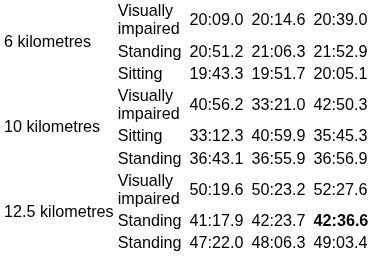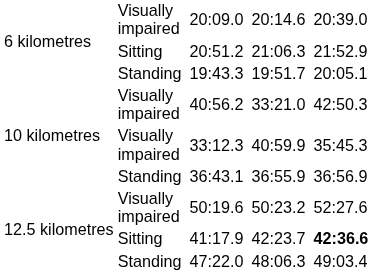(150, 51) Standing -> (140, 51) Sitting
(140, 73) Sitting -> (150, 73) Standing
(140, 136) Sitting -> (149, 145) Visually impaired
(150, 221) Standing -> (140, 239) Sitting
